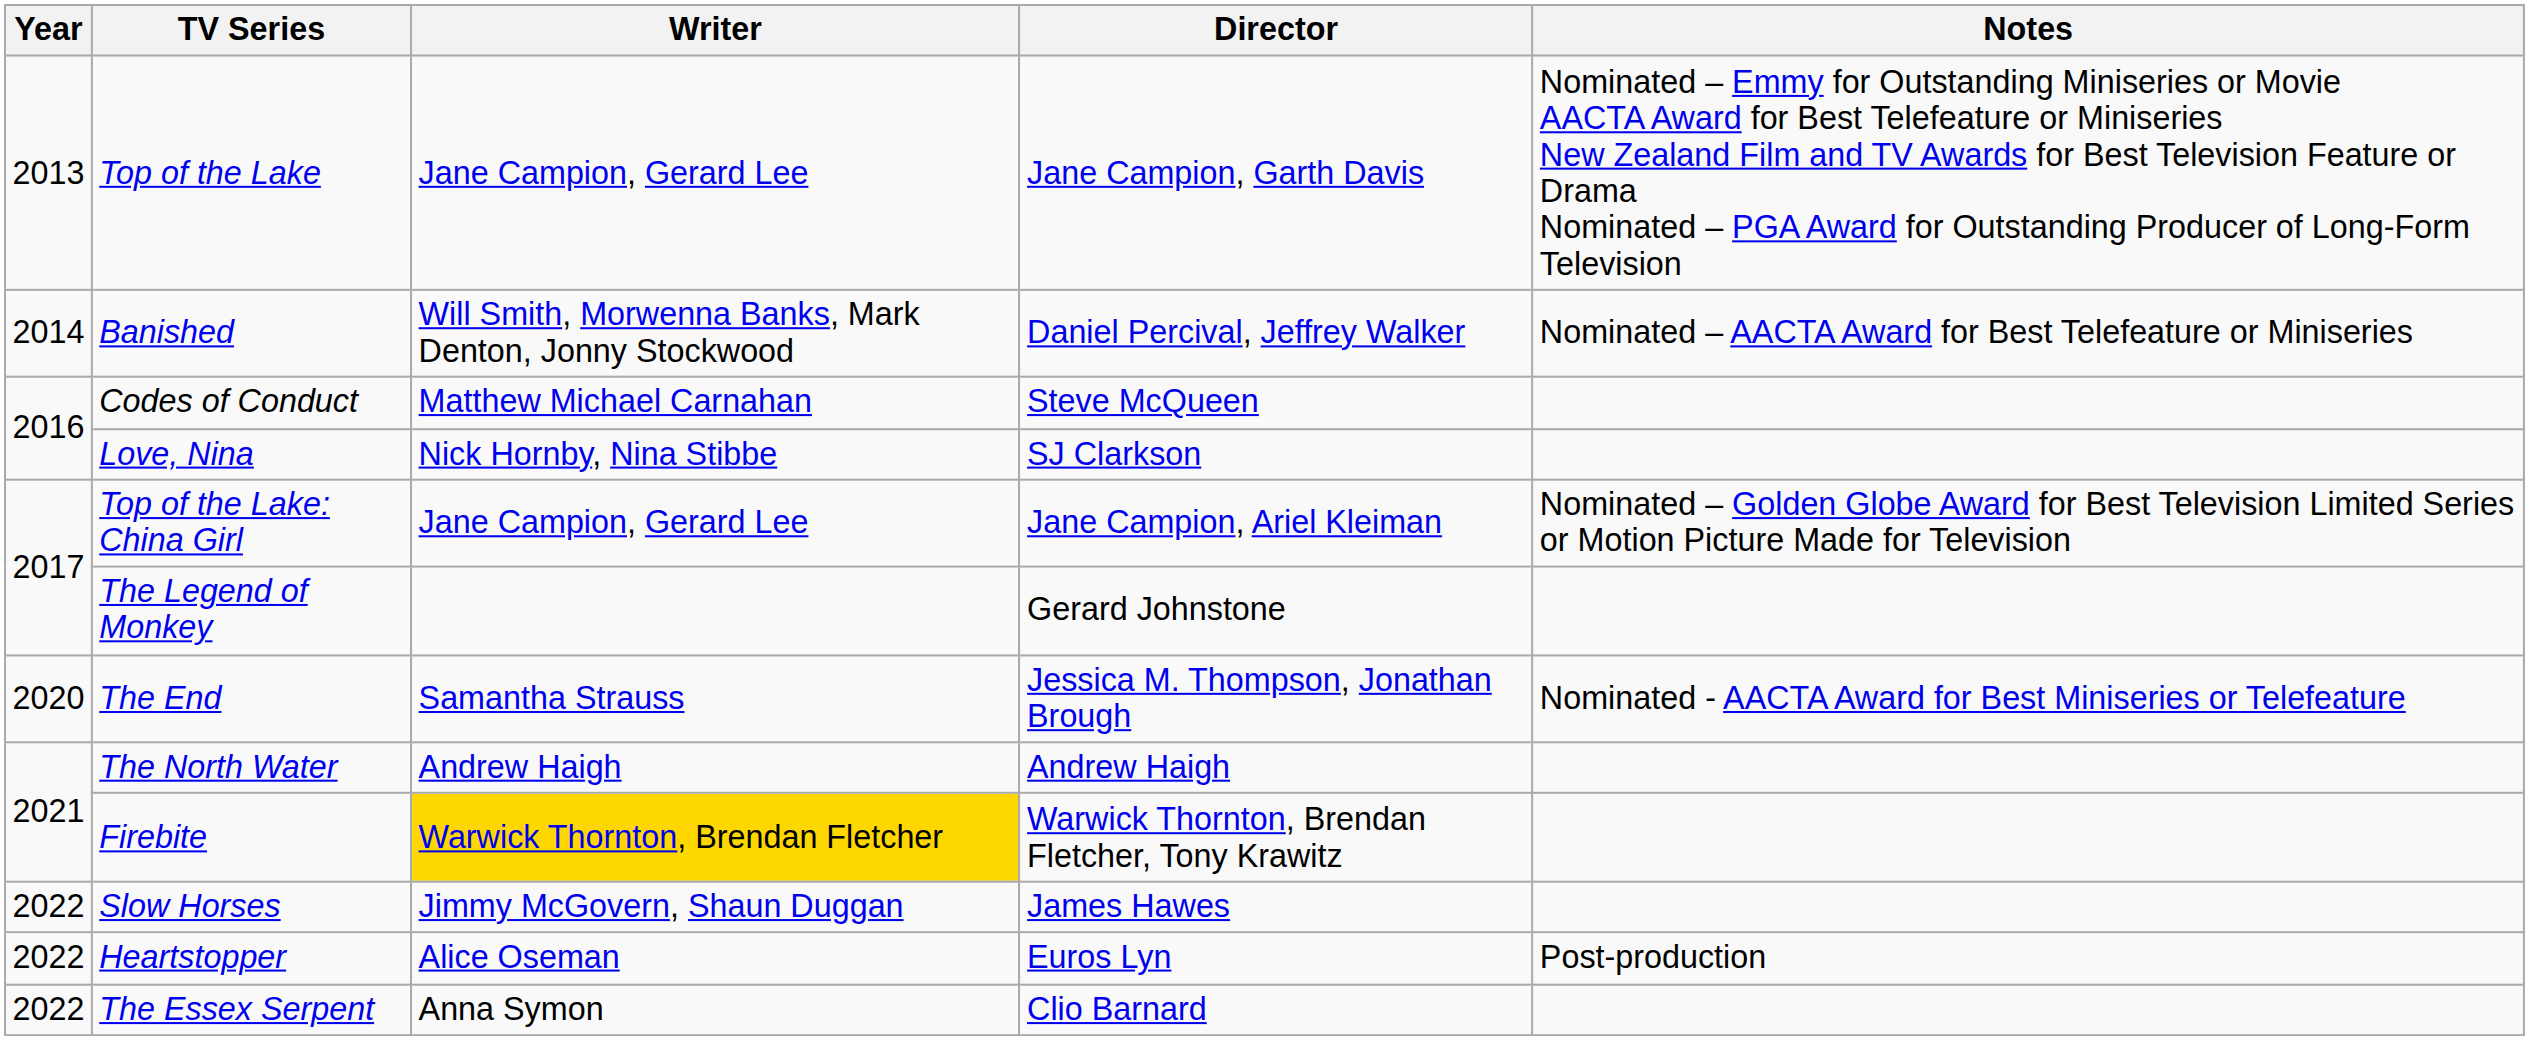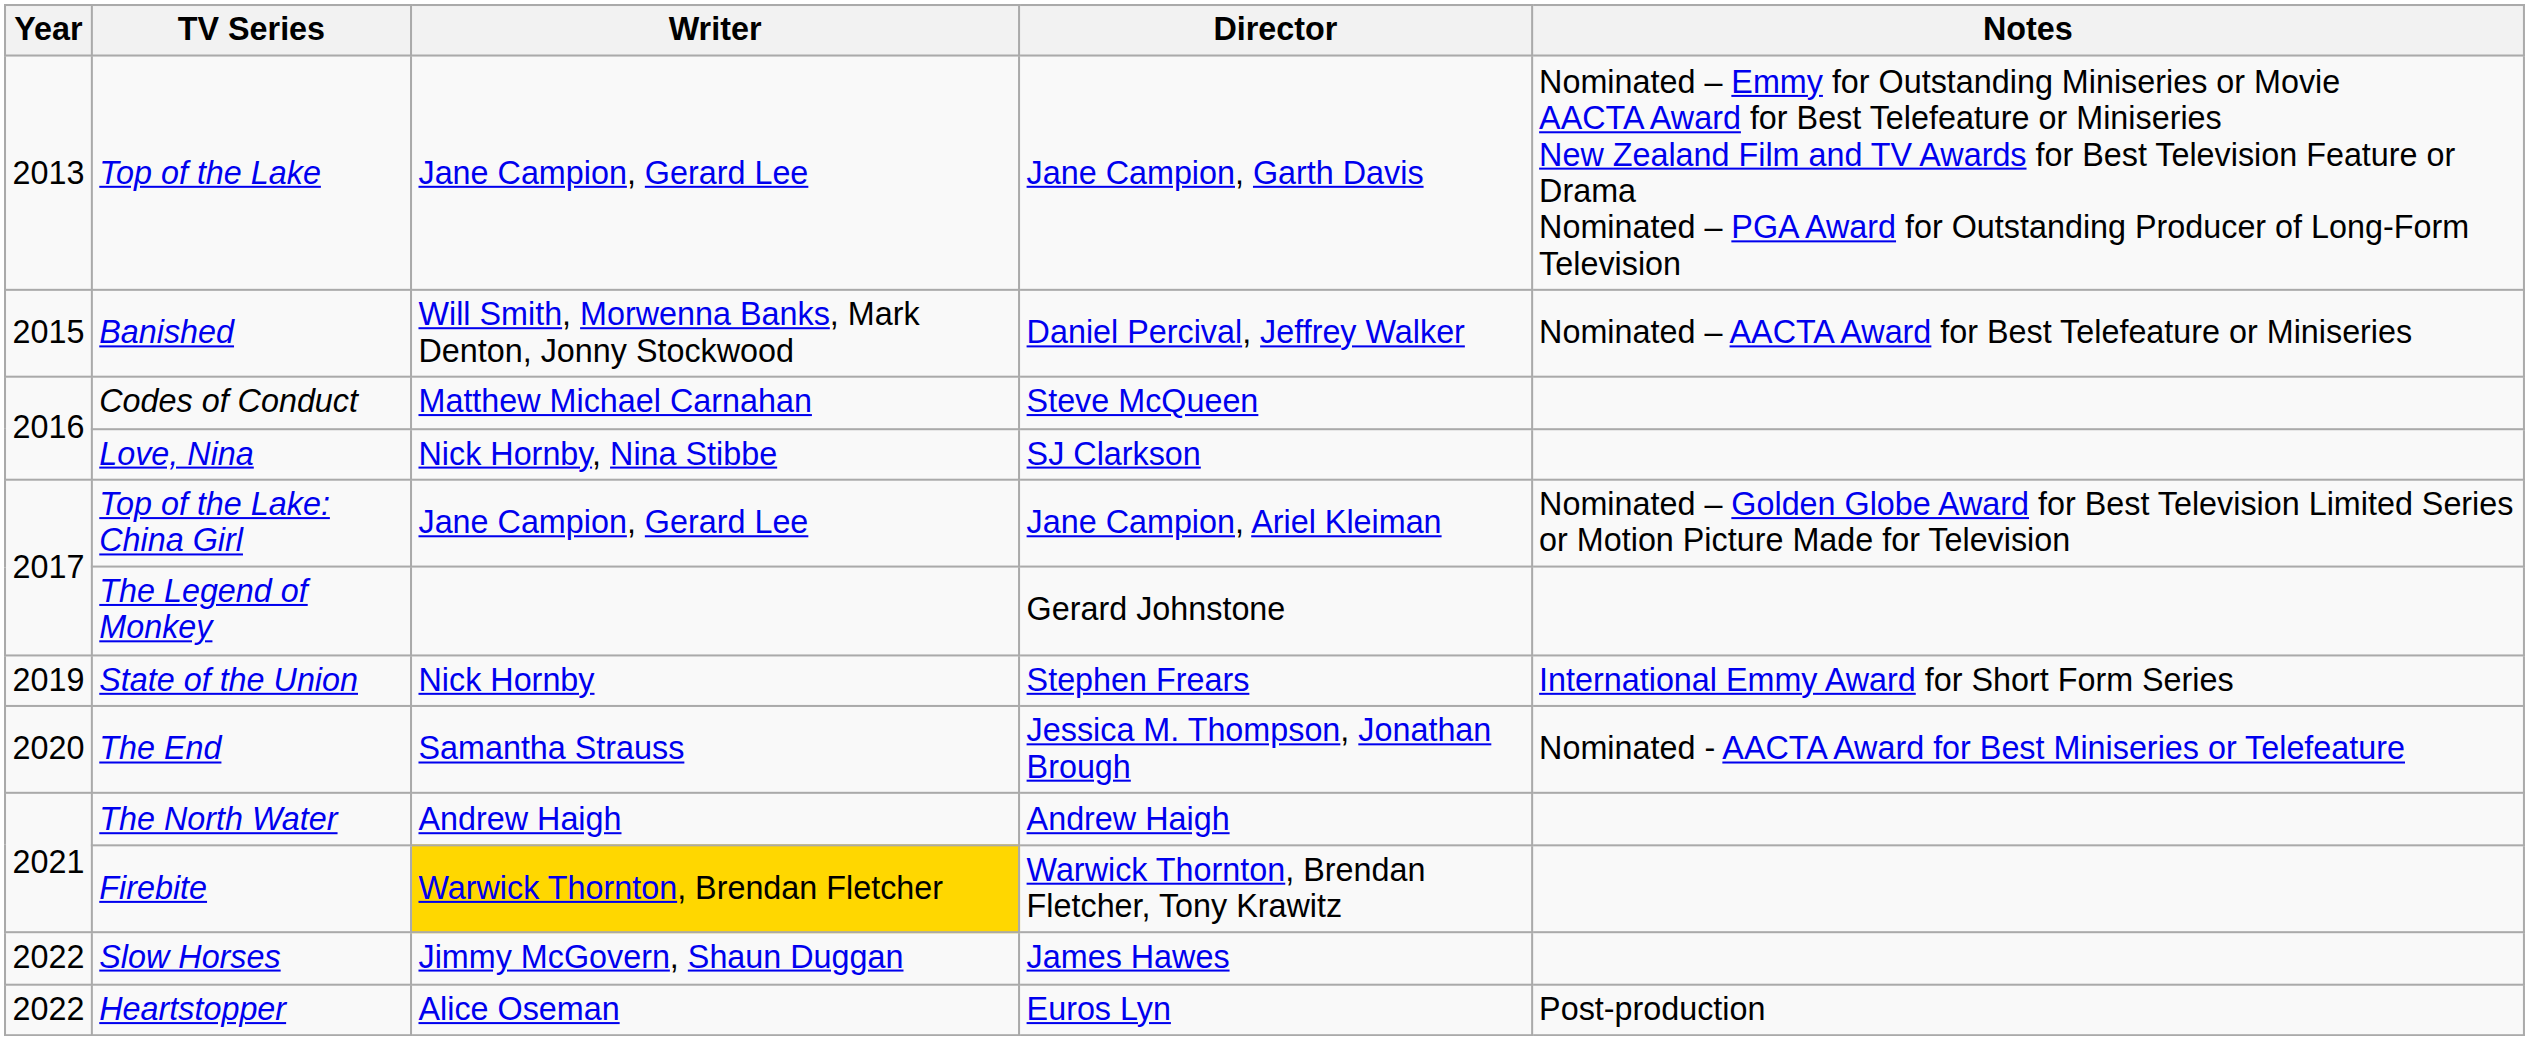(48, 332) 2014 -> (48, 332) 2015
+ row: (229, 679)
- row: (237, 1008)
